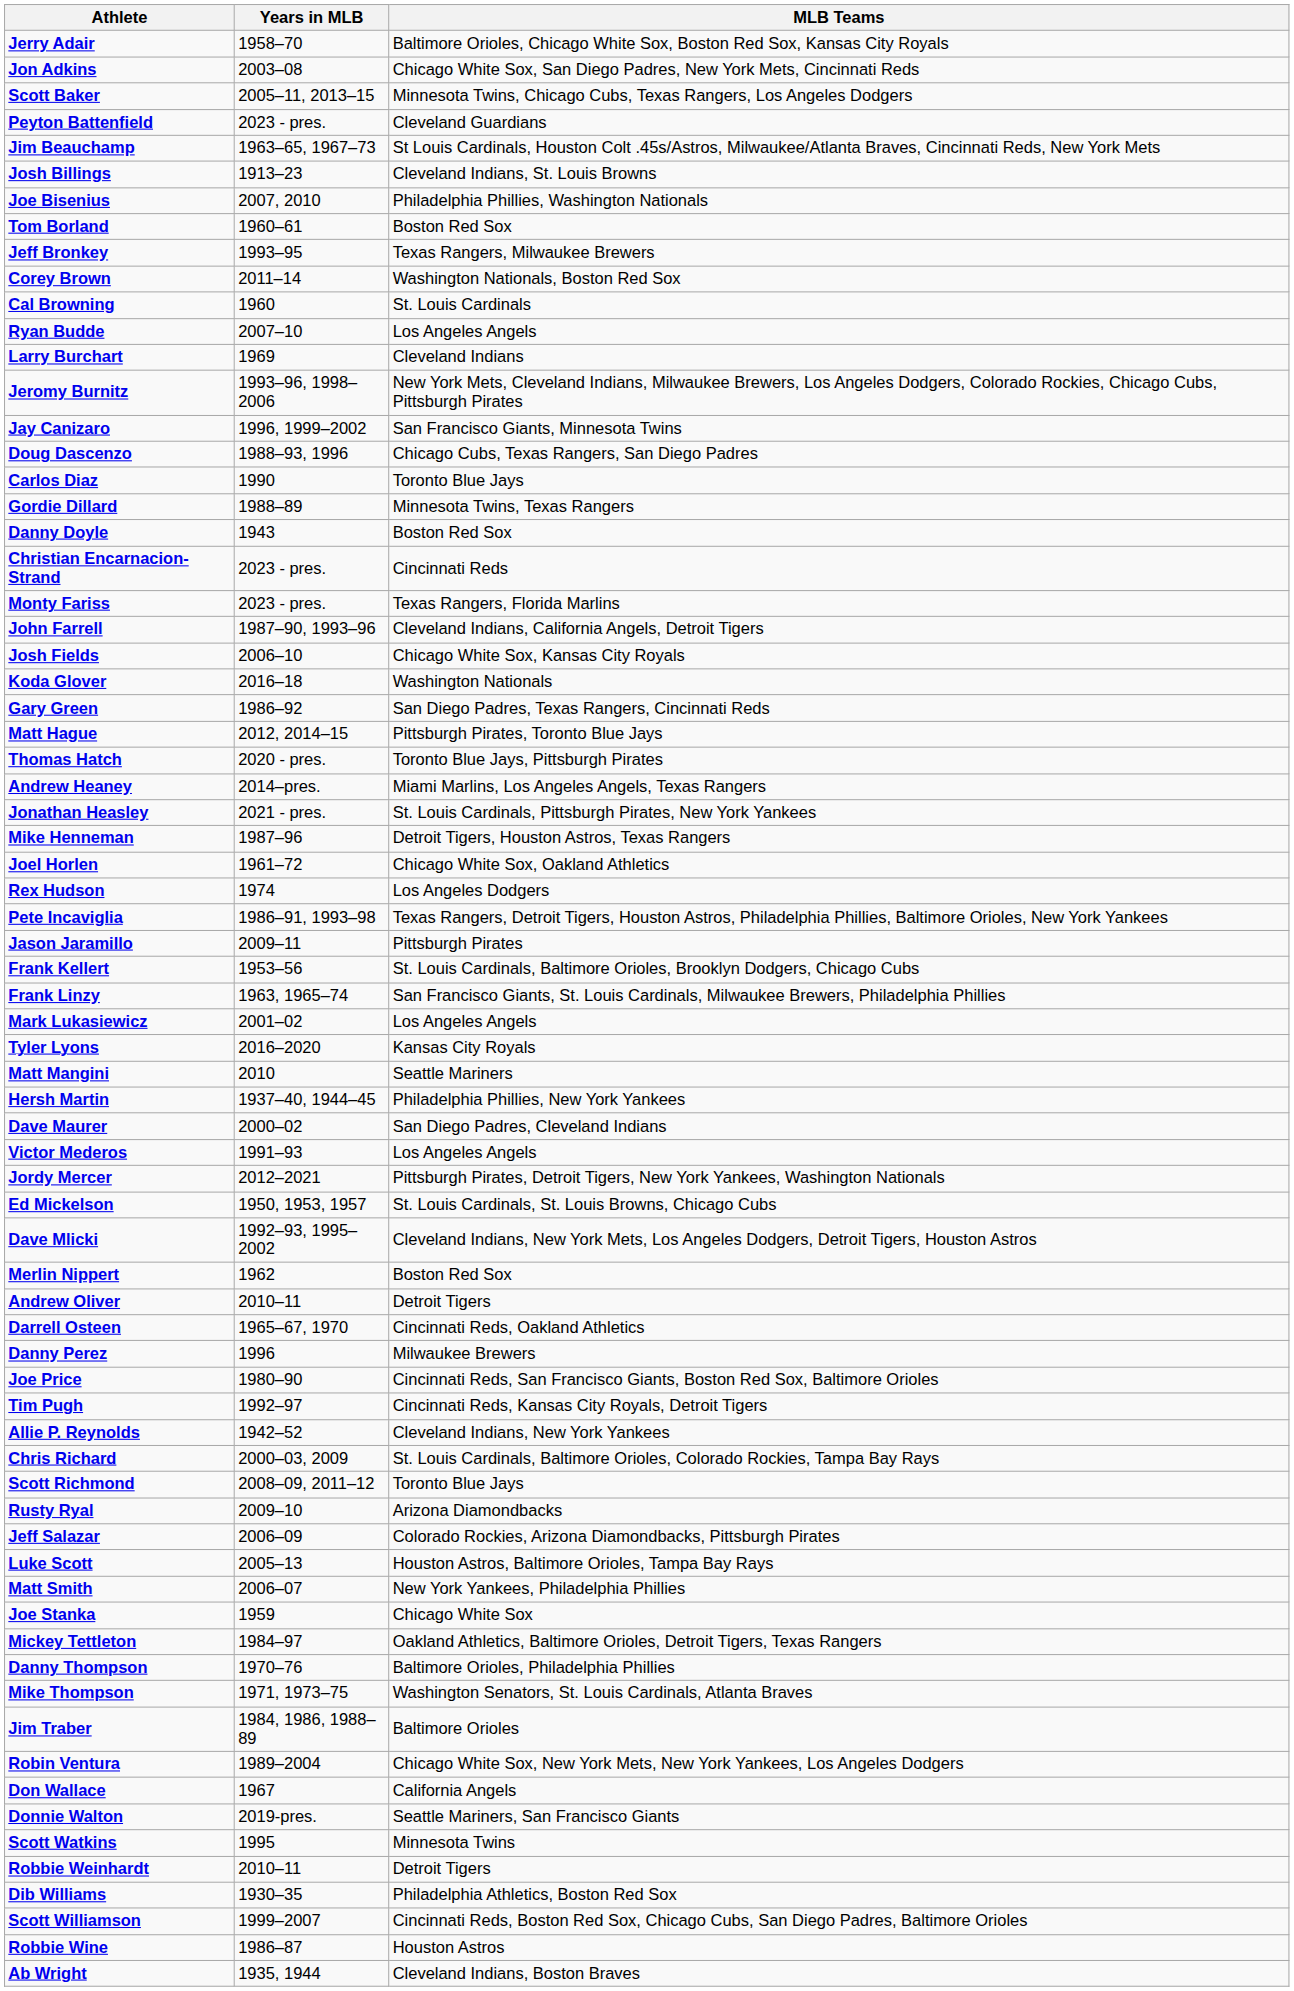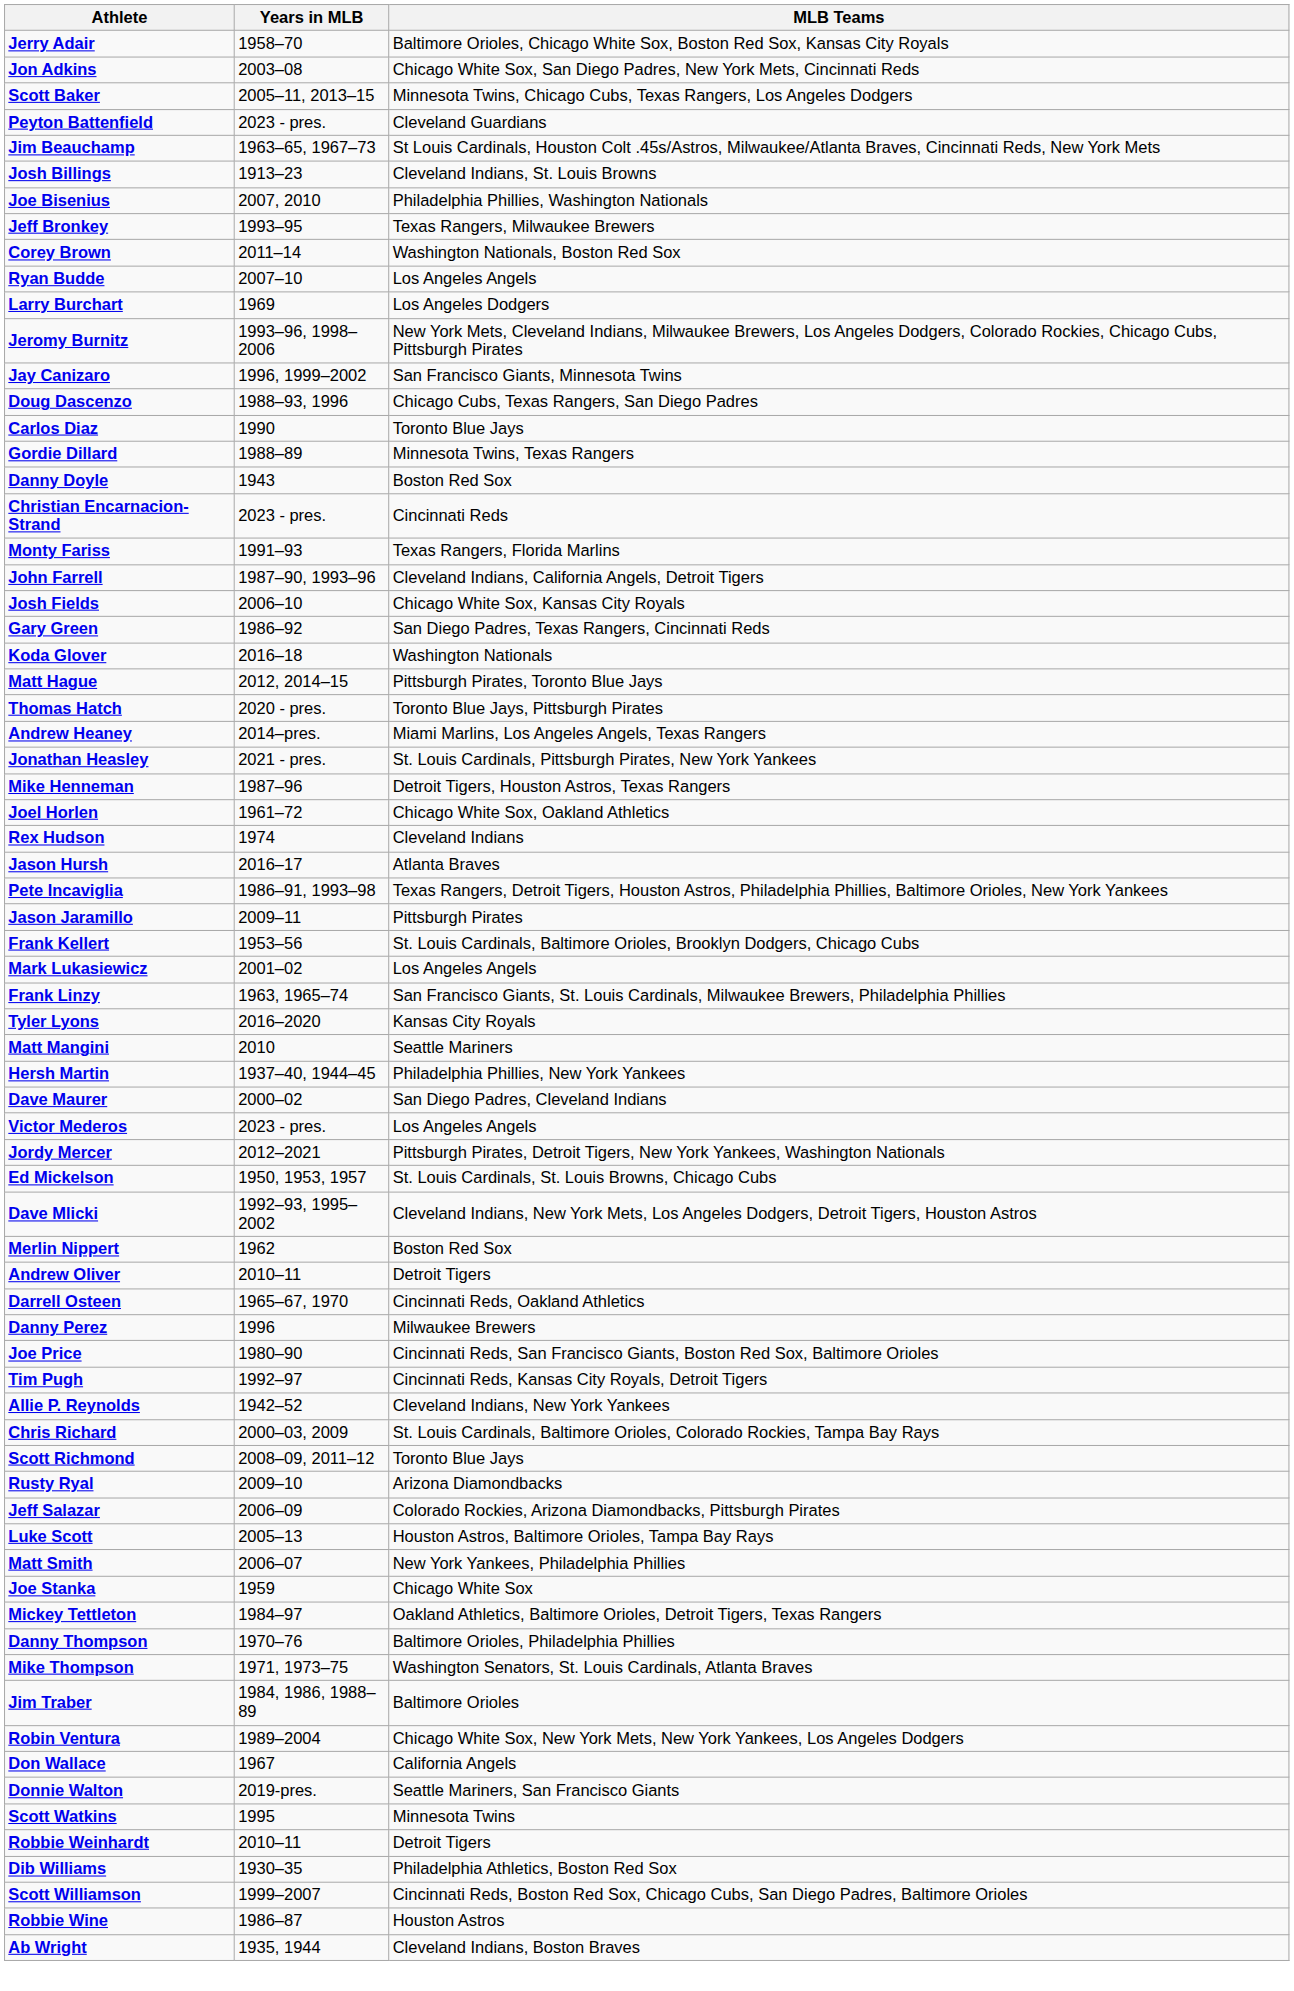- row: (59, 226)
- row: (61, 305)
(458, 357) Cleveland Indians -> (471, 305) Los Angeles Dodgers
(282, 603) 2023 - pres. -> (270, 551) 1991–93
rows swapped: (57, 681) <-> (53, 708)
(471, 891) Los Angeles Dodgers -> (458, 838) Cleveland Indians
+ row: (58, 864)
rows swapped: (54, 995) <-> (78, 1021)
(270, 1152) 1991–93 -> (282, 1126) 2023 - pres.
